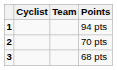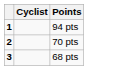- column: (64, 12)
